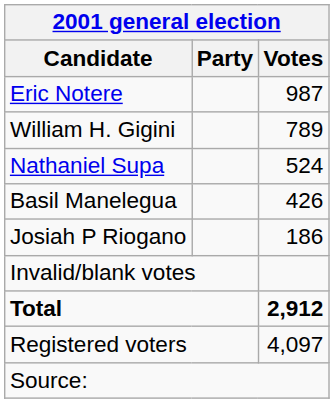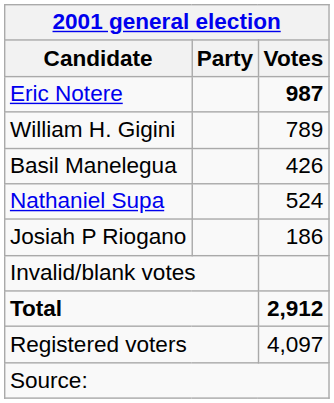(305, 93) normal -> (305, 93) bold
rows swapped: (87, 165) <-> (93, 201)
